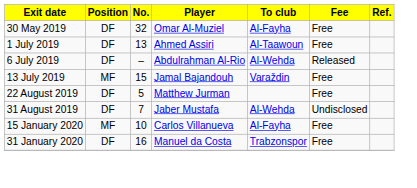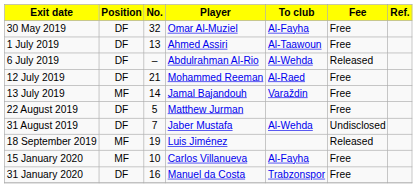+ row: (36, 77)
(141, 77) 15 -> (155, 93) 14
+ row: (52, 142)
